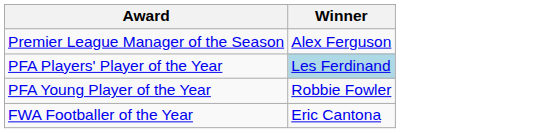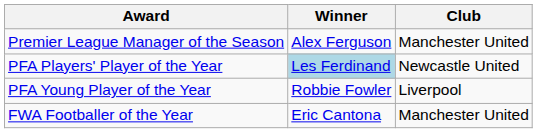+ column: (464, 16)
